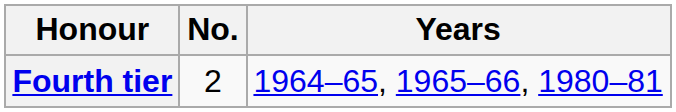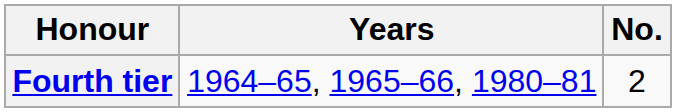columns swapped: (213, 29) <-> (458, 29)
